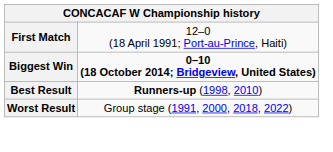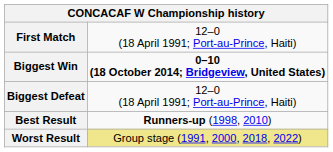+ row: (46, 97)
(198, 108) no background -> (207, 138) khaki background
